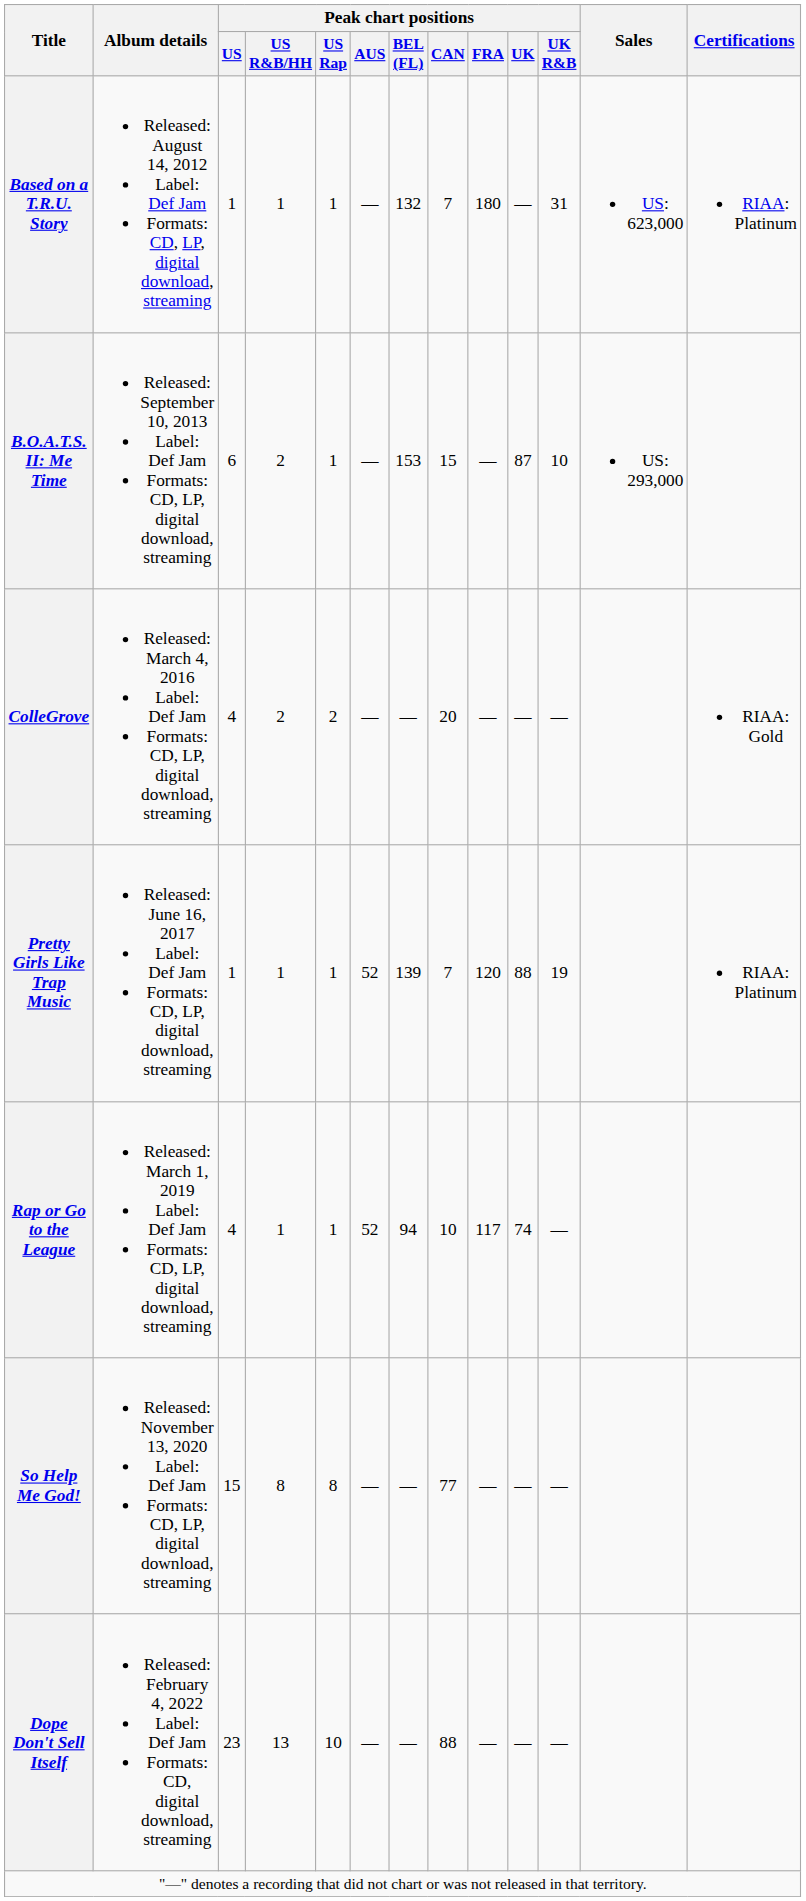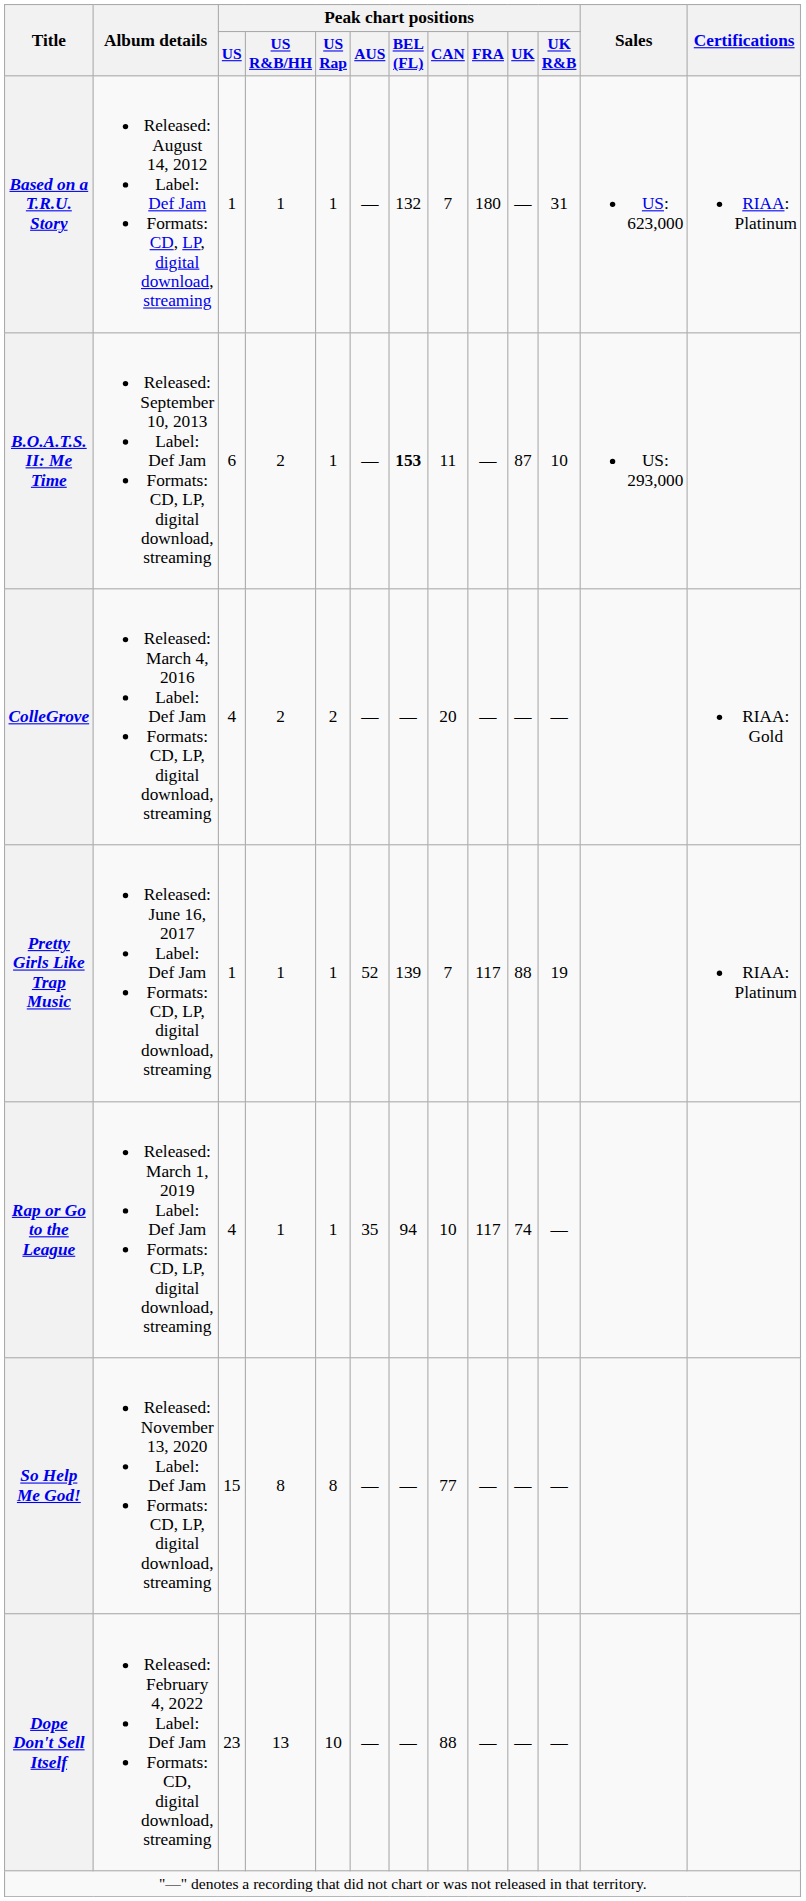(408, 460) normal -> (408, 460) bold
(448, 460) 15 -> (448, 460) 11
(488, 973) 120 -> (488, 973) 117
(370, 1229) 52 -> (370, 1229) 35
